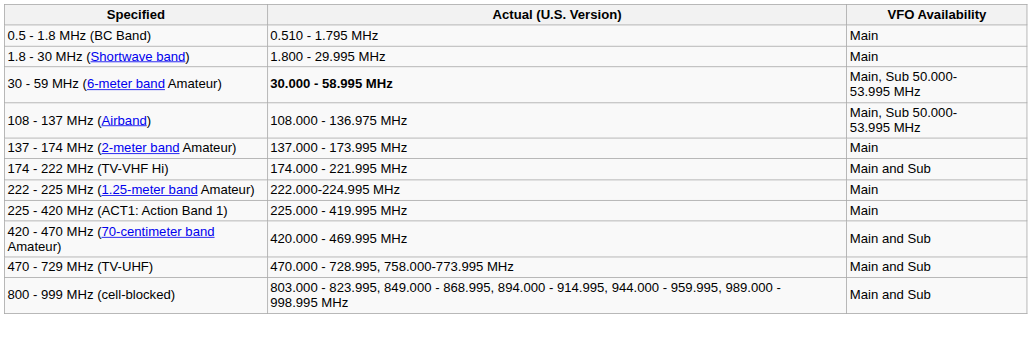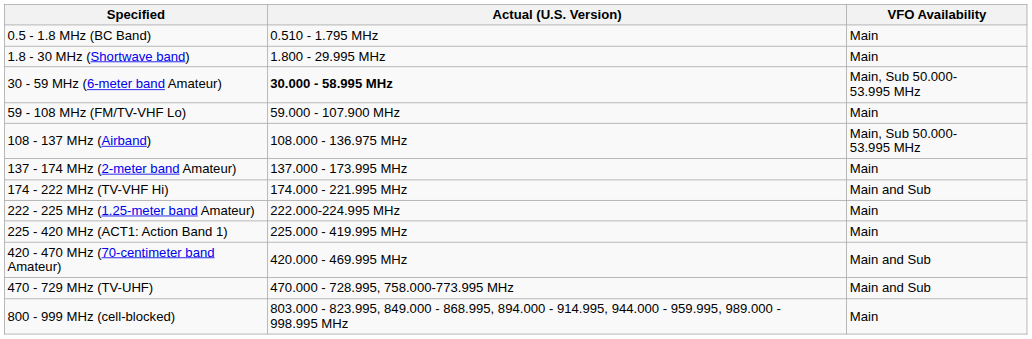+ row: (97, 112)
(890, 295) Main and Sub -> (864, 316) Main
